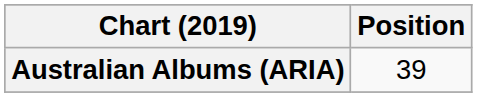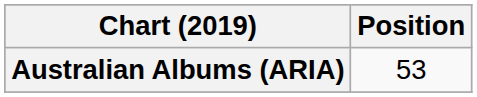(411, 69) 39 -> (411, 69) 53
